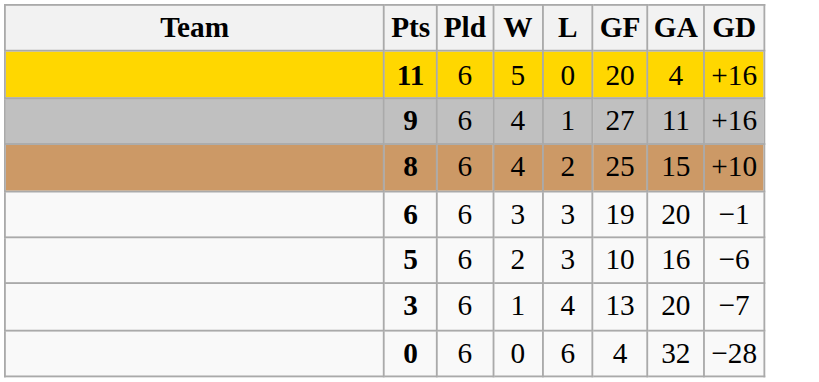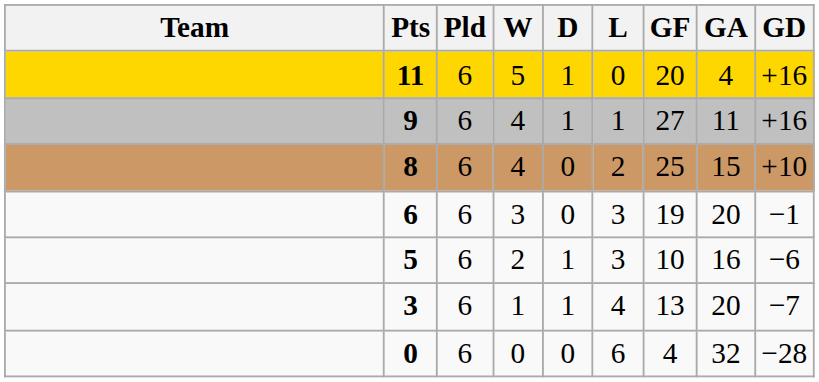+ column: (568, 27)
